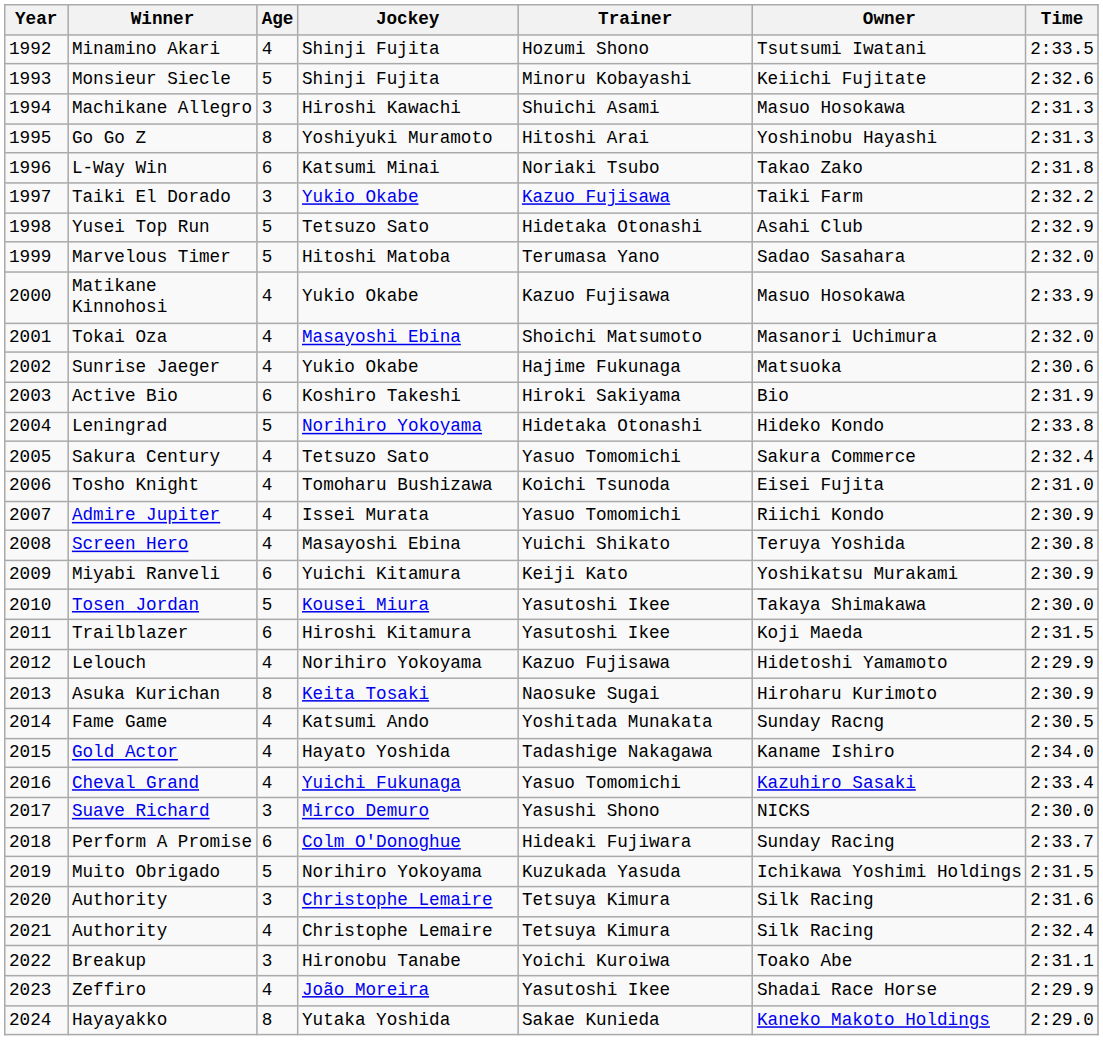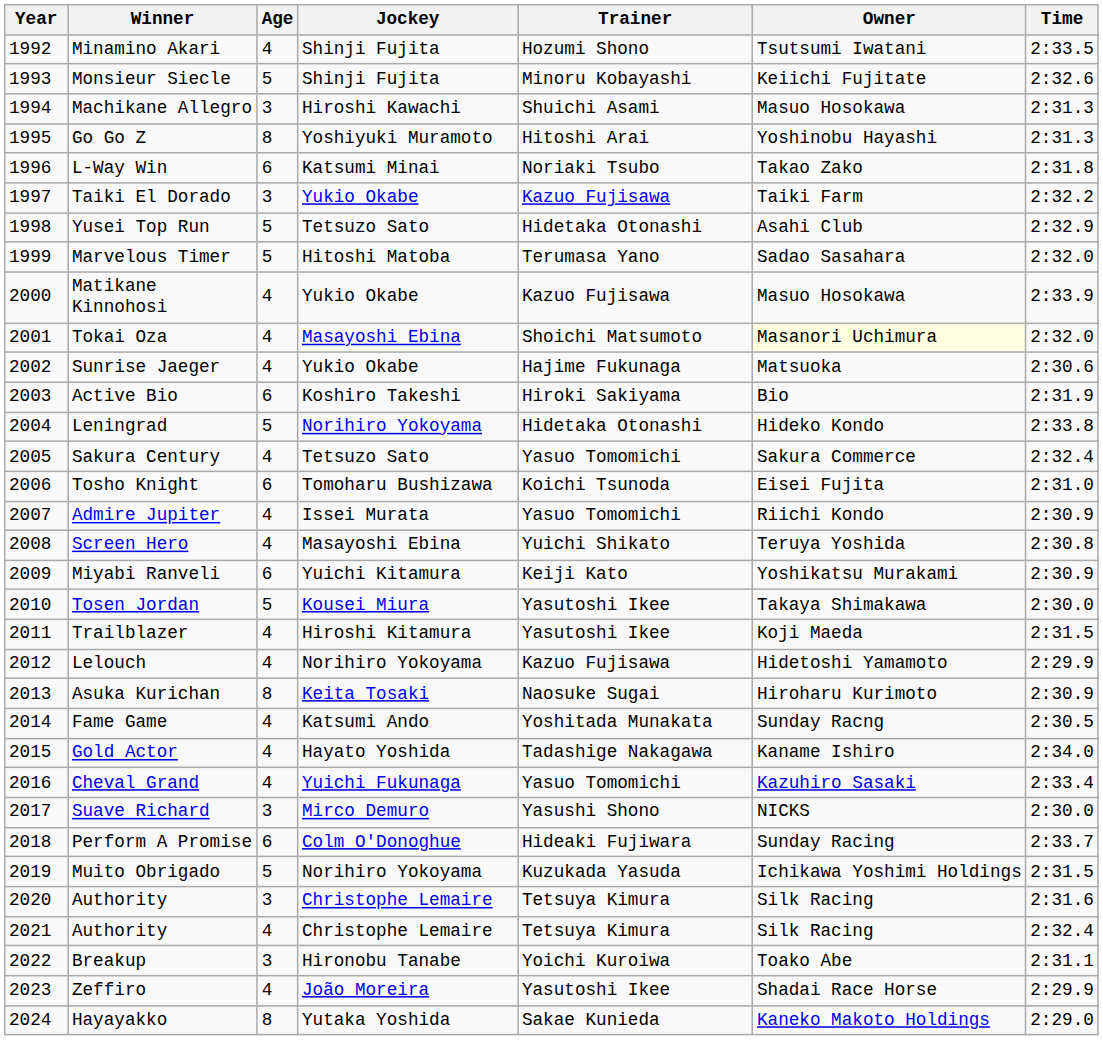(847, 337) no background -> (847, 337) lightyellow background
(267, 486) 4 -> (267, 486) 6
(267, 634) 6 -> (267, 634) 4
